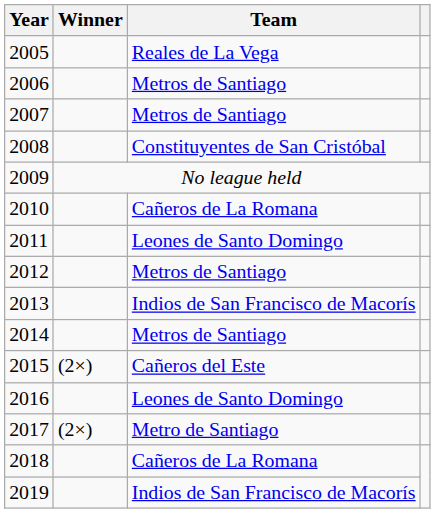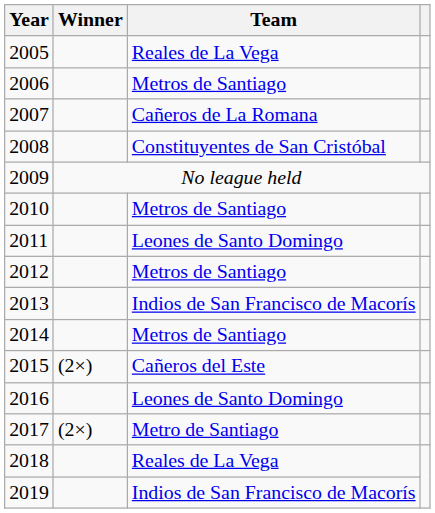(209, 114) Metros de Santiago -> (225, 114) Cañeros de La Romana
(225, 209) Cañeros de La Romana -> (209, 209) Metros de Santiago
(225, 460) Cañeros de La Romana -> (205, 460) Reales de La Vega
